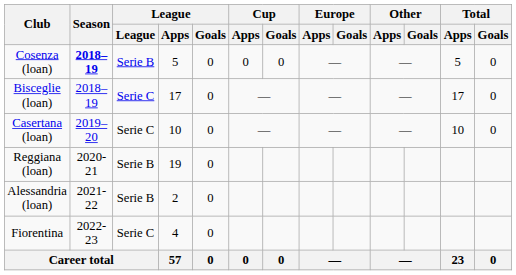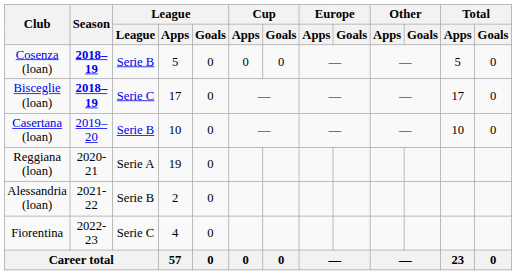(91, 95) normal -> (91, 95) bold
(136, 130) Serie C -> (136, 130) Serie B
(136, 164) Serie B -> (136, 164) Serie A
